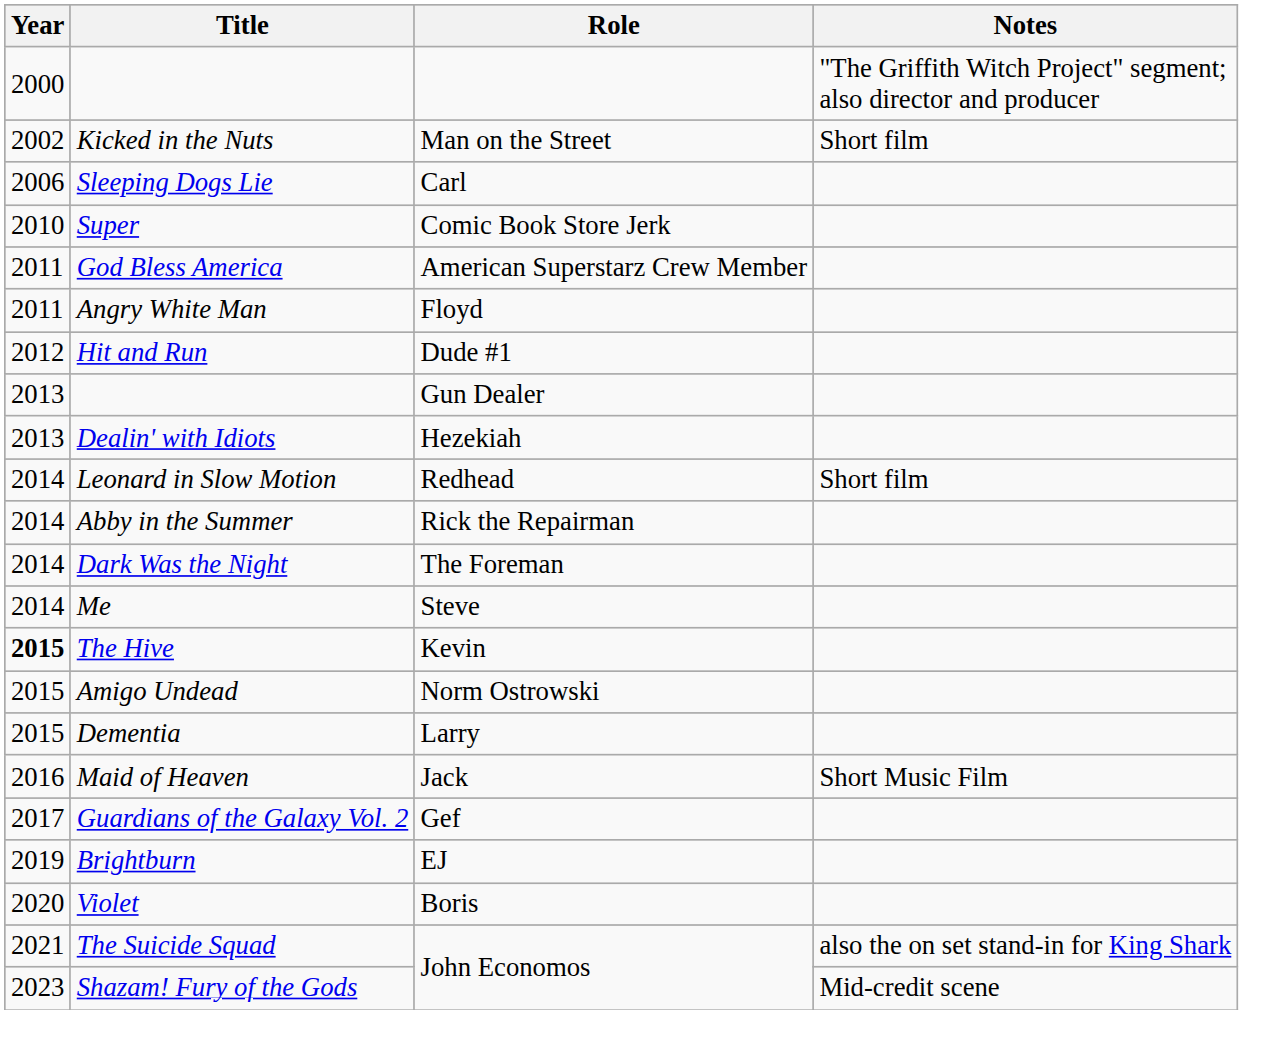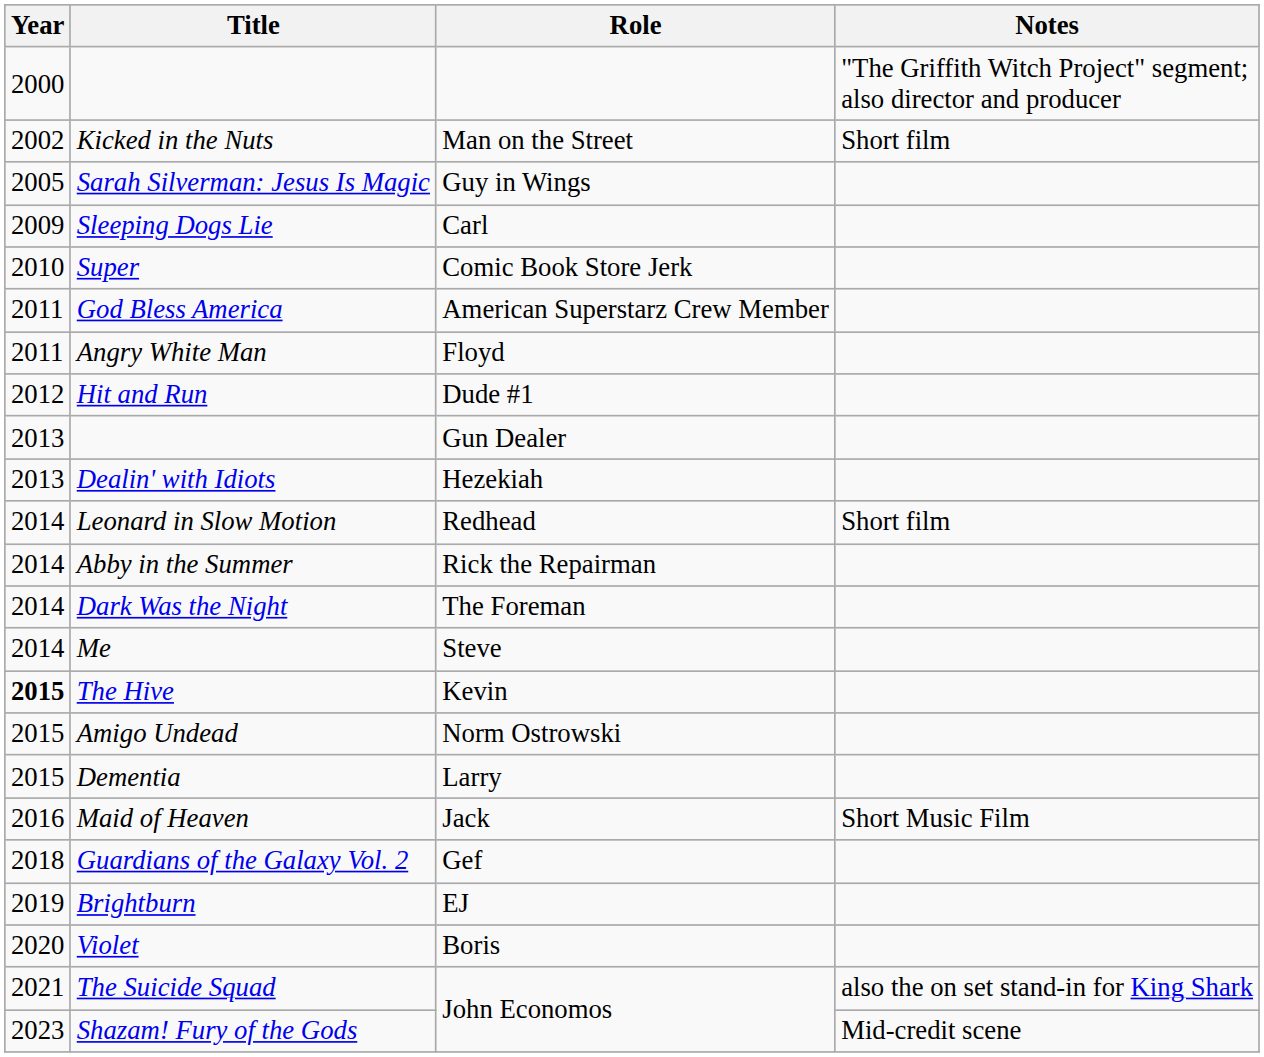+ row: (253, 182)
(38, 182) 2006 -> (38, 225) 2009
(38, 818) 2017 -> (38, 860) 2018
